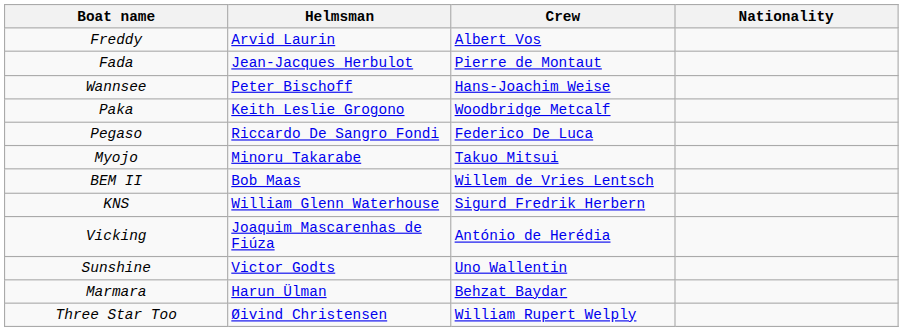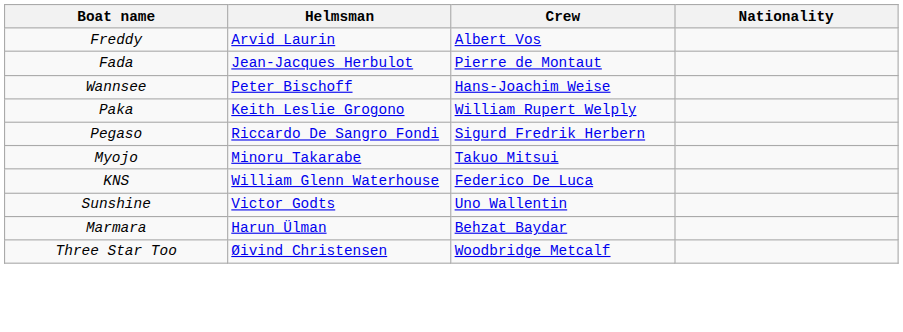(533, 110) Woodbridge Metcalf -> (546, 110) William Rupert Welply
(524, 134) Federico De Luca -> (550, 134) Sigurd Fredrik Herbern
- row: (116, 181)
(550, 204) Sigurd Fredrik Herbern -> (524, 181) Federico De Luca
- row: (116, 236)
(546, 315) William Rupert Welply -> (533, 251) Woodbridge Metcalf
